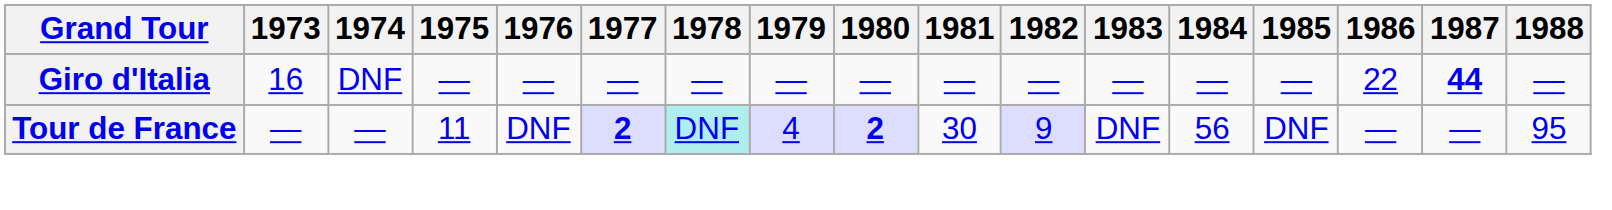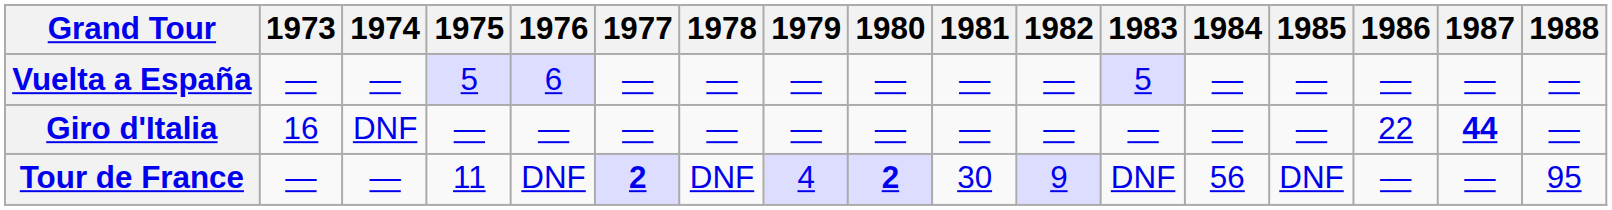+ row: (132, 79)
(707, 128) paleturquoise background -> (722, 178) no background
